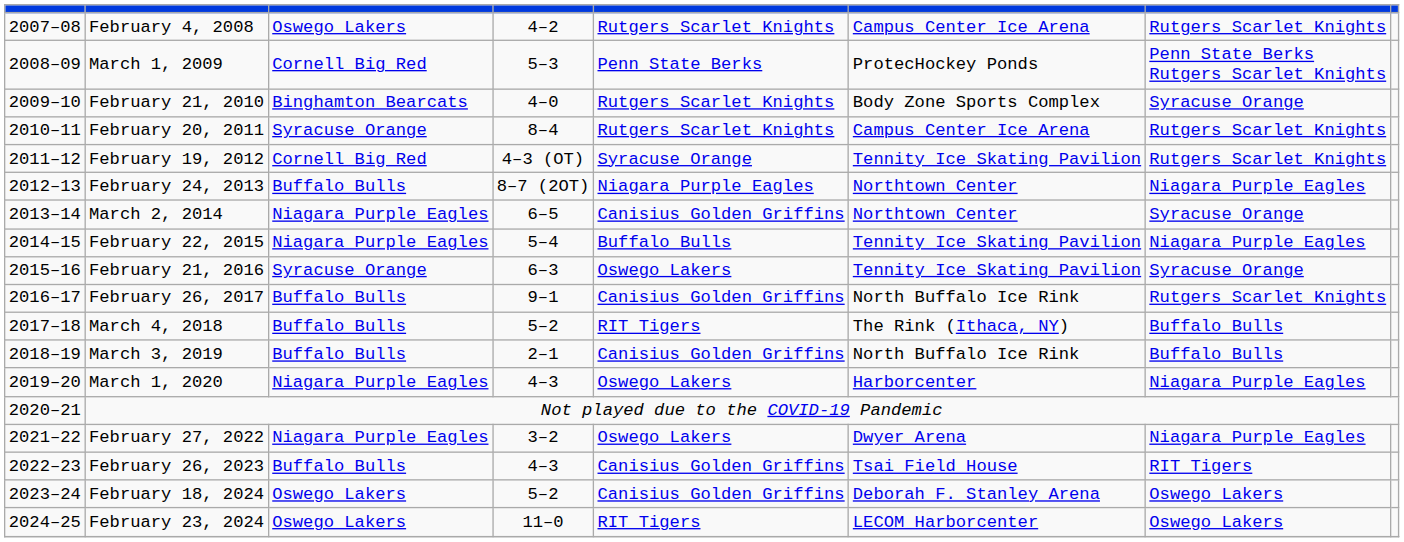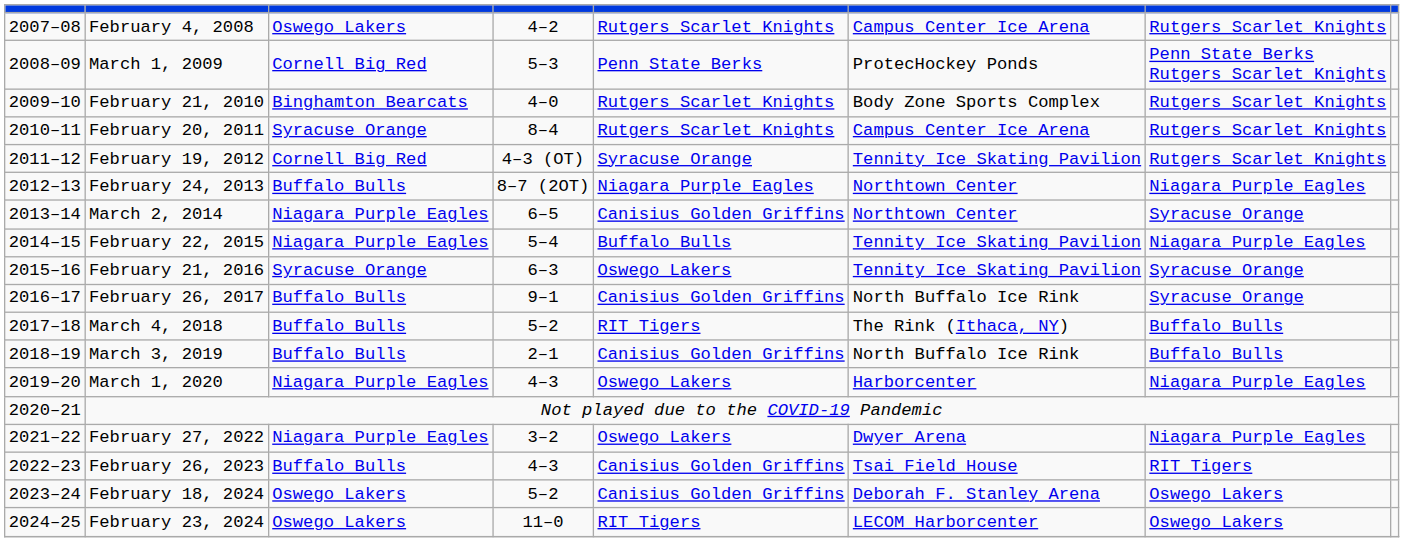(1227, 103) Syracuse Orange -> (1268, 103) Rutgers Scarlet Knights
(1268, 298) Rutgers Scarlet Knights -> (1227, 298) Syracuse Orange
